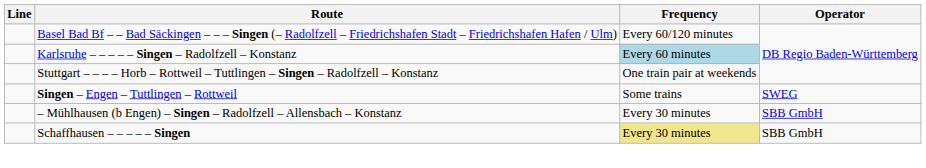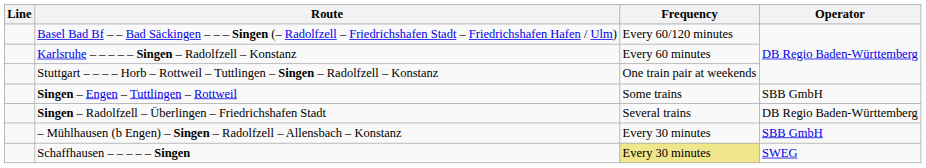(667, 53) lightblue background -> (667, 53) no background
(780, 93) SWEG -> (792, 93) SBB GmbH
+ row: (182, 113)
(792, 133) SBB GmbH -> (780, 152) SWEG
